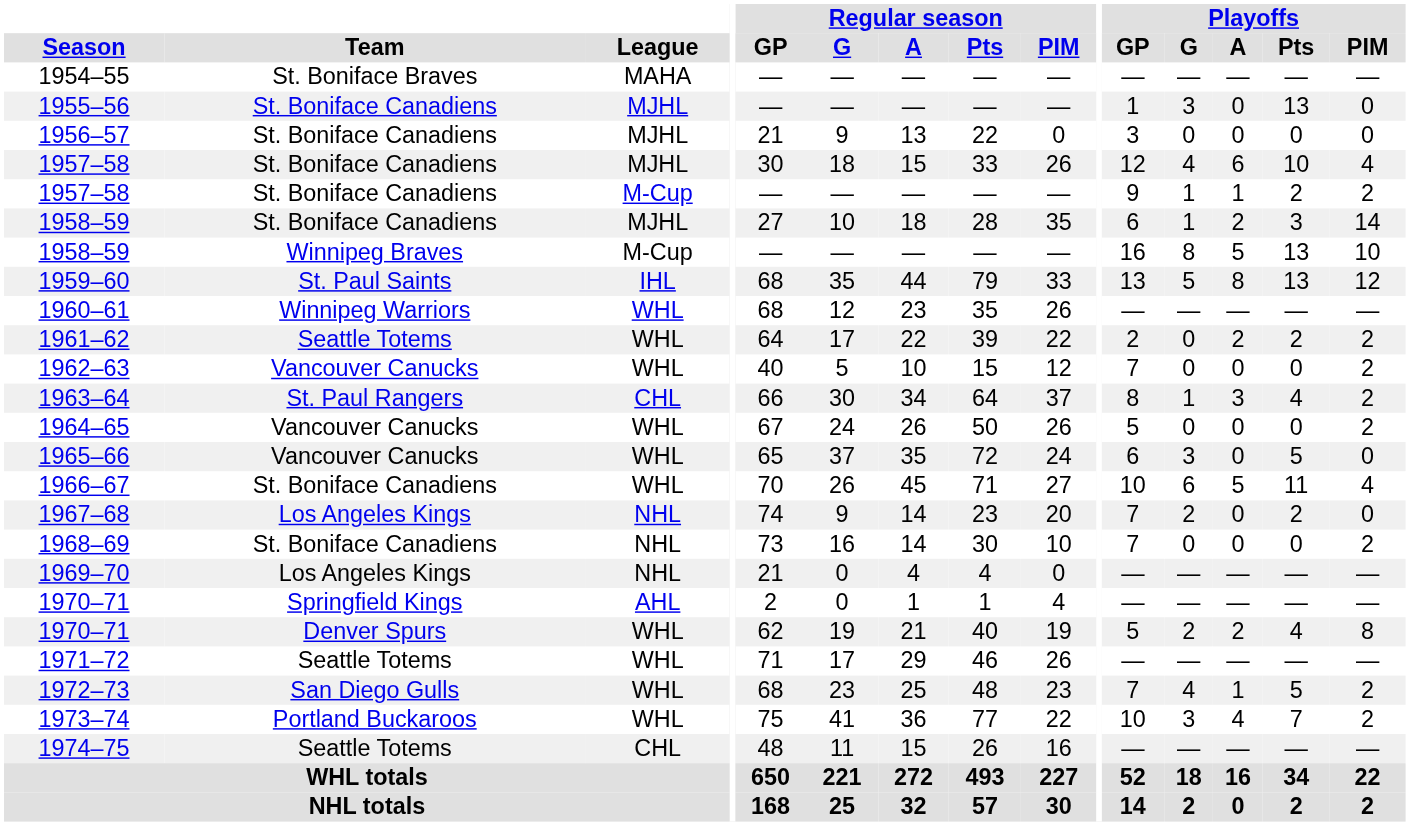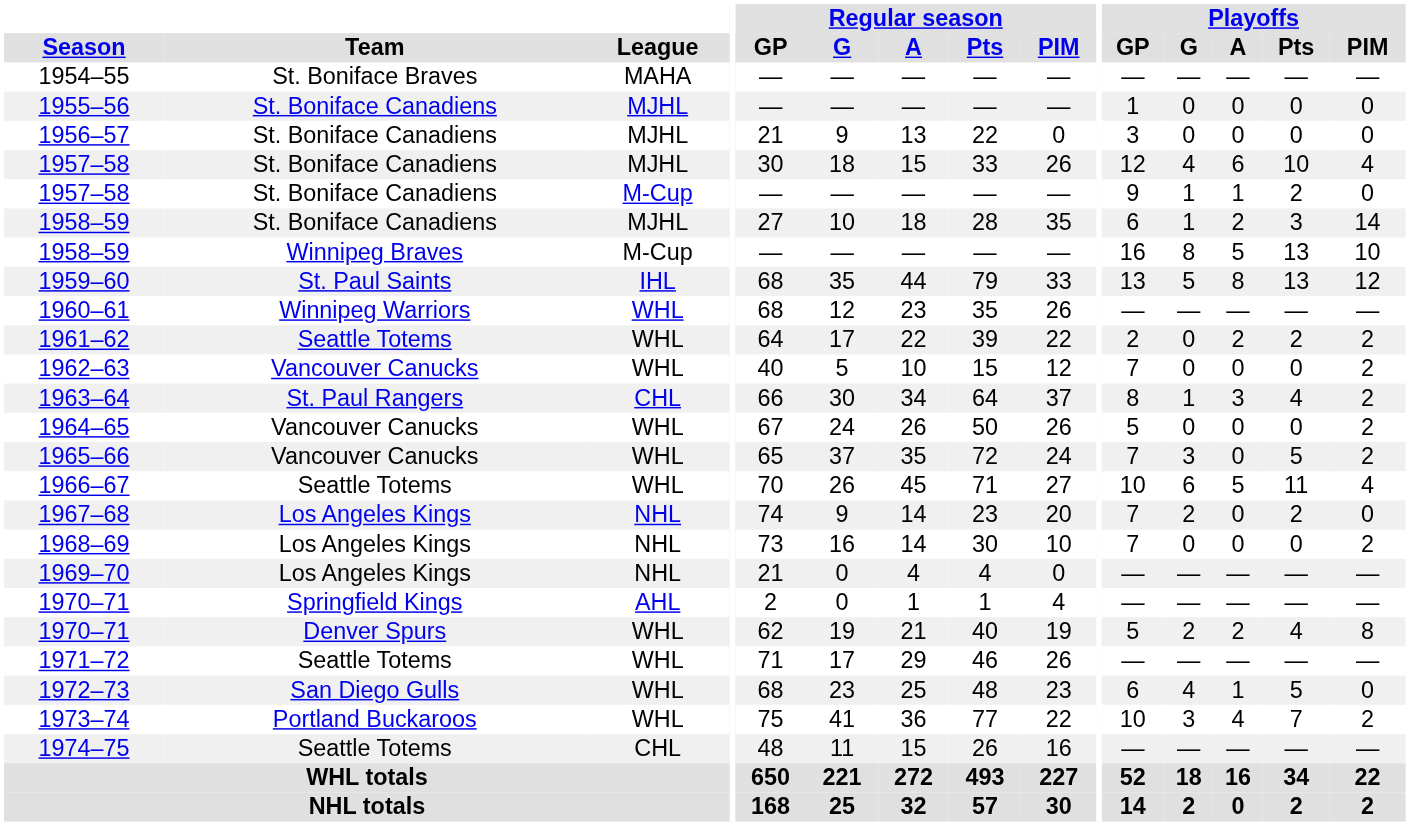(1189, 105) 3 -> (1189, 105) 0
(1296, 105) 13 -> (1296, 105) 0
(1368, 193) 2 -> (1368, 193) 0
(1133, 456) 6 -> (1133, 456) 7
(1368, 456) 0 -> (1368, 456) 2
(375, 485) St. Boniface Canadiens -> (375, 485) Seattle Totems
(375, 543) St. Boniface Canadiens -> (375, 543) Los Angeles Kings
(1133, 689) 7 -> (1133, 689) 6
(1368, 689) 2 -> (1368, 689) 0
